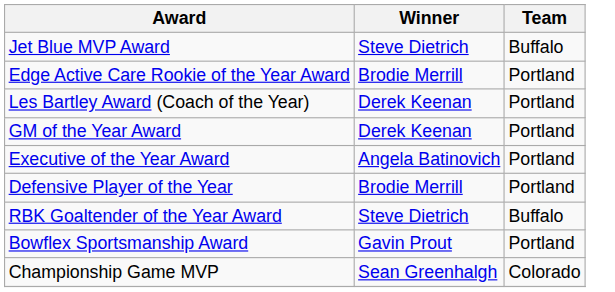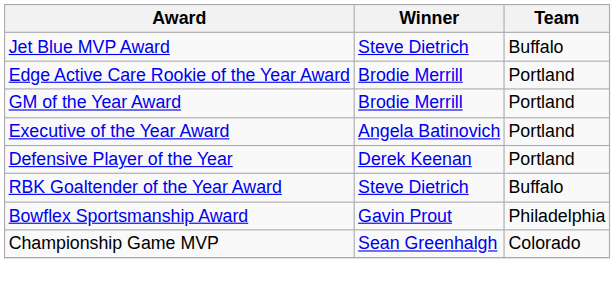- row: (159, 103)
(415, 131) Derek Keenan -> (410, 103) Brodie Merrill
(410, 187) Brodie Merrill -> (415, 159) Derek Keenan
(542, 243) Portland -> (557, 215) Philadelphia
